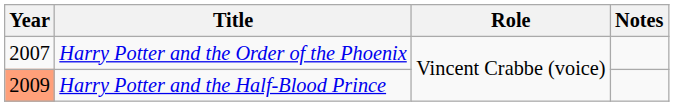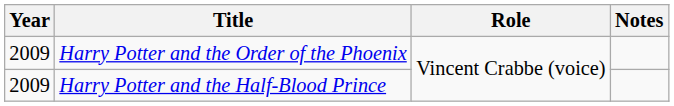(30, 52) 2007 -> (30, 52) 2009
(30, 85) lightsalmon background -> (30, 85) no background
